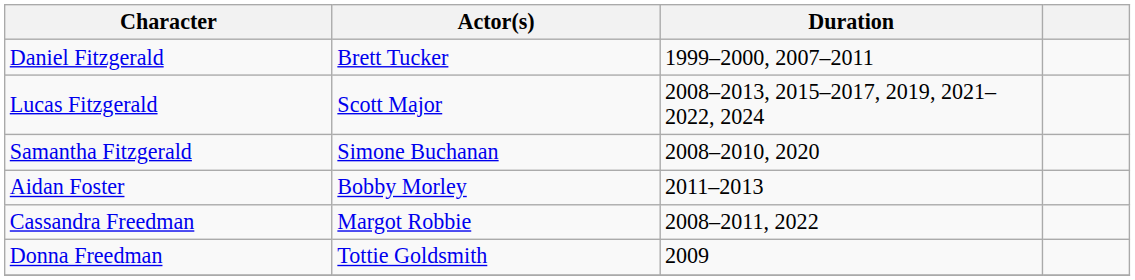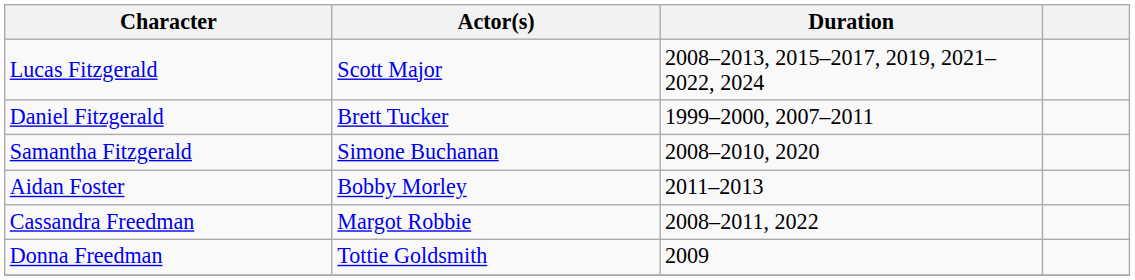rows swapped: (87, 57) <-> (84, 104)
